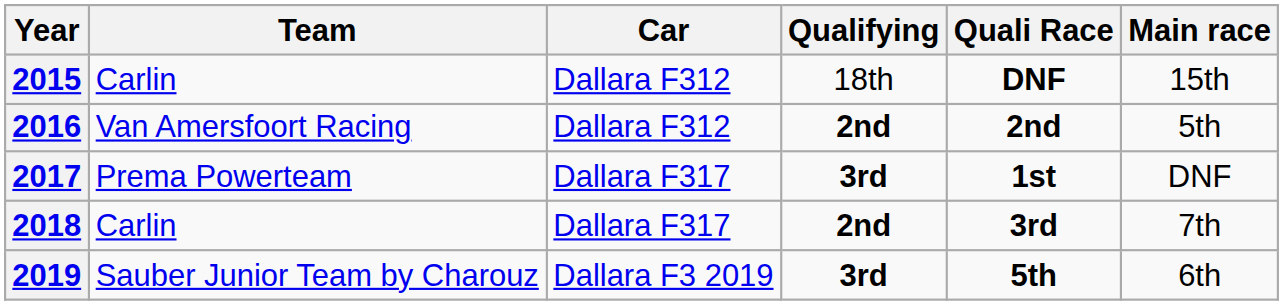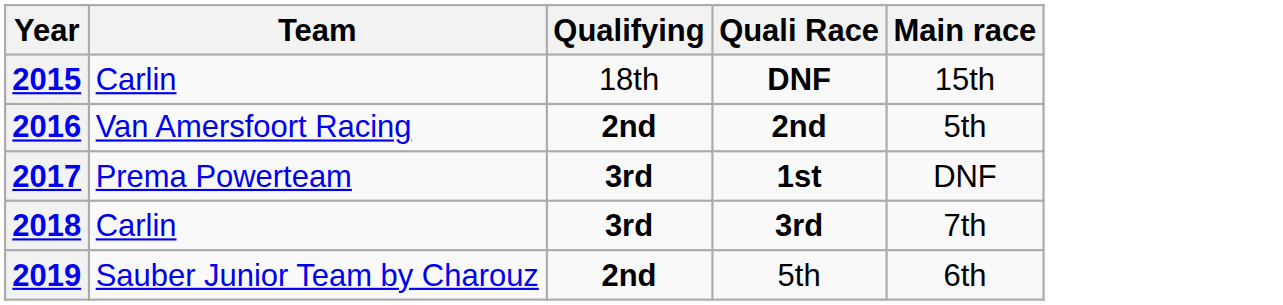- column: (663, 30)
(864, 226) 2nd -> (629, 226) 3rd
(864, 274) 3rd -> (629, 274) 2nd
(1034, 274) bold -> (799, 274) normal
